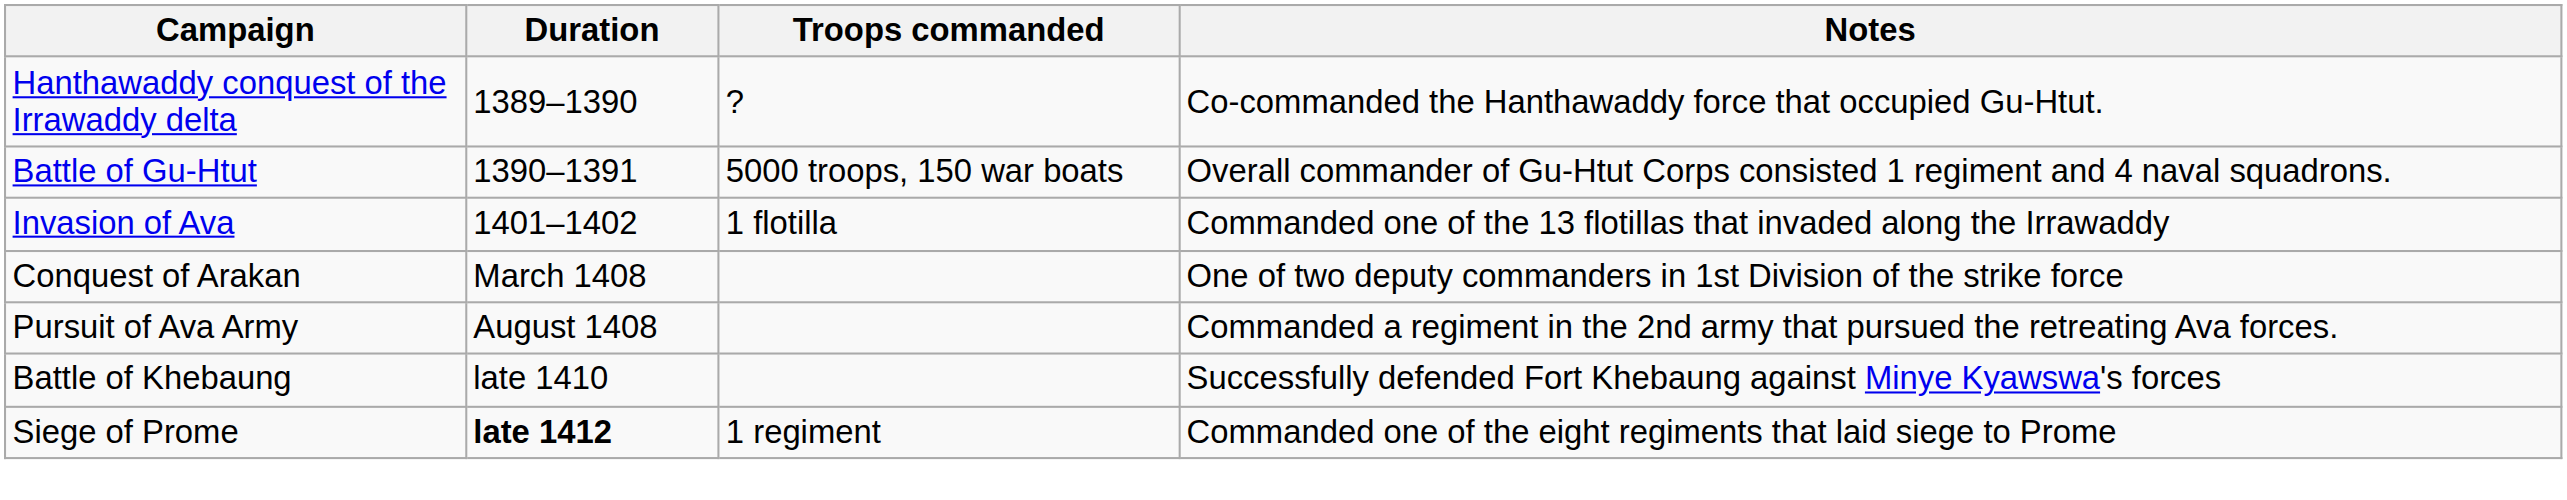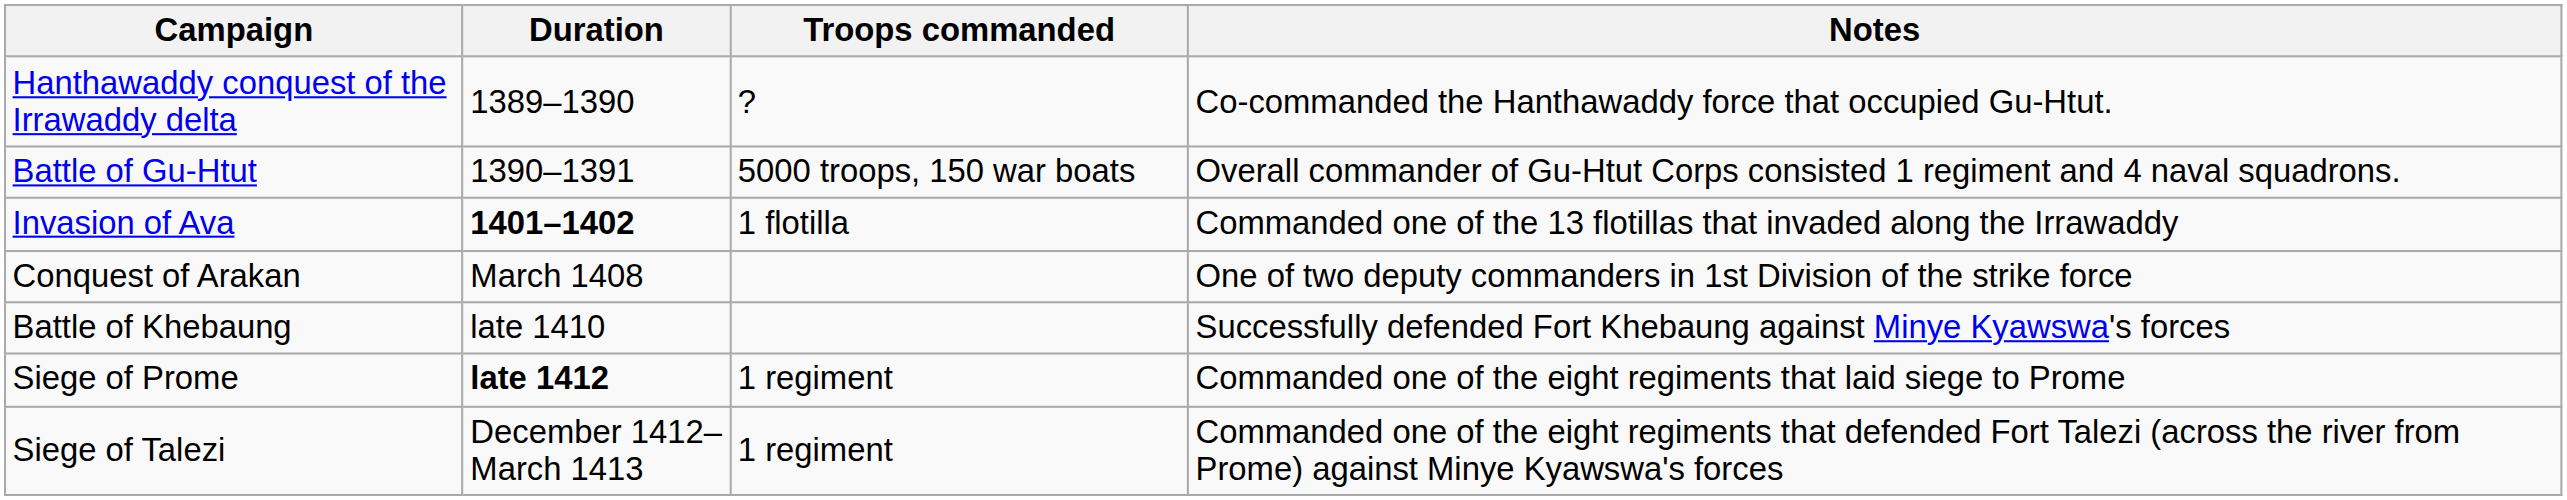(555, 223) normal -> (552, 223) bold
- row: (155, 327)
+ row: (119, 449)
